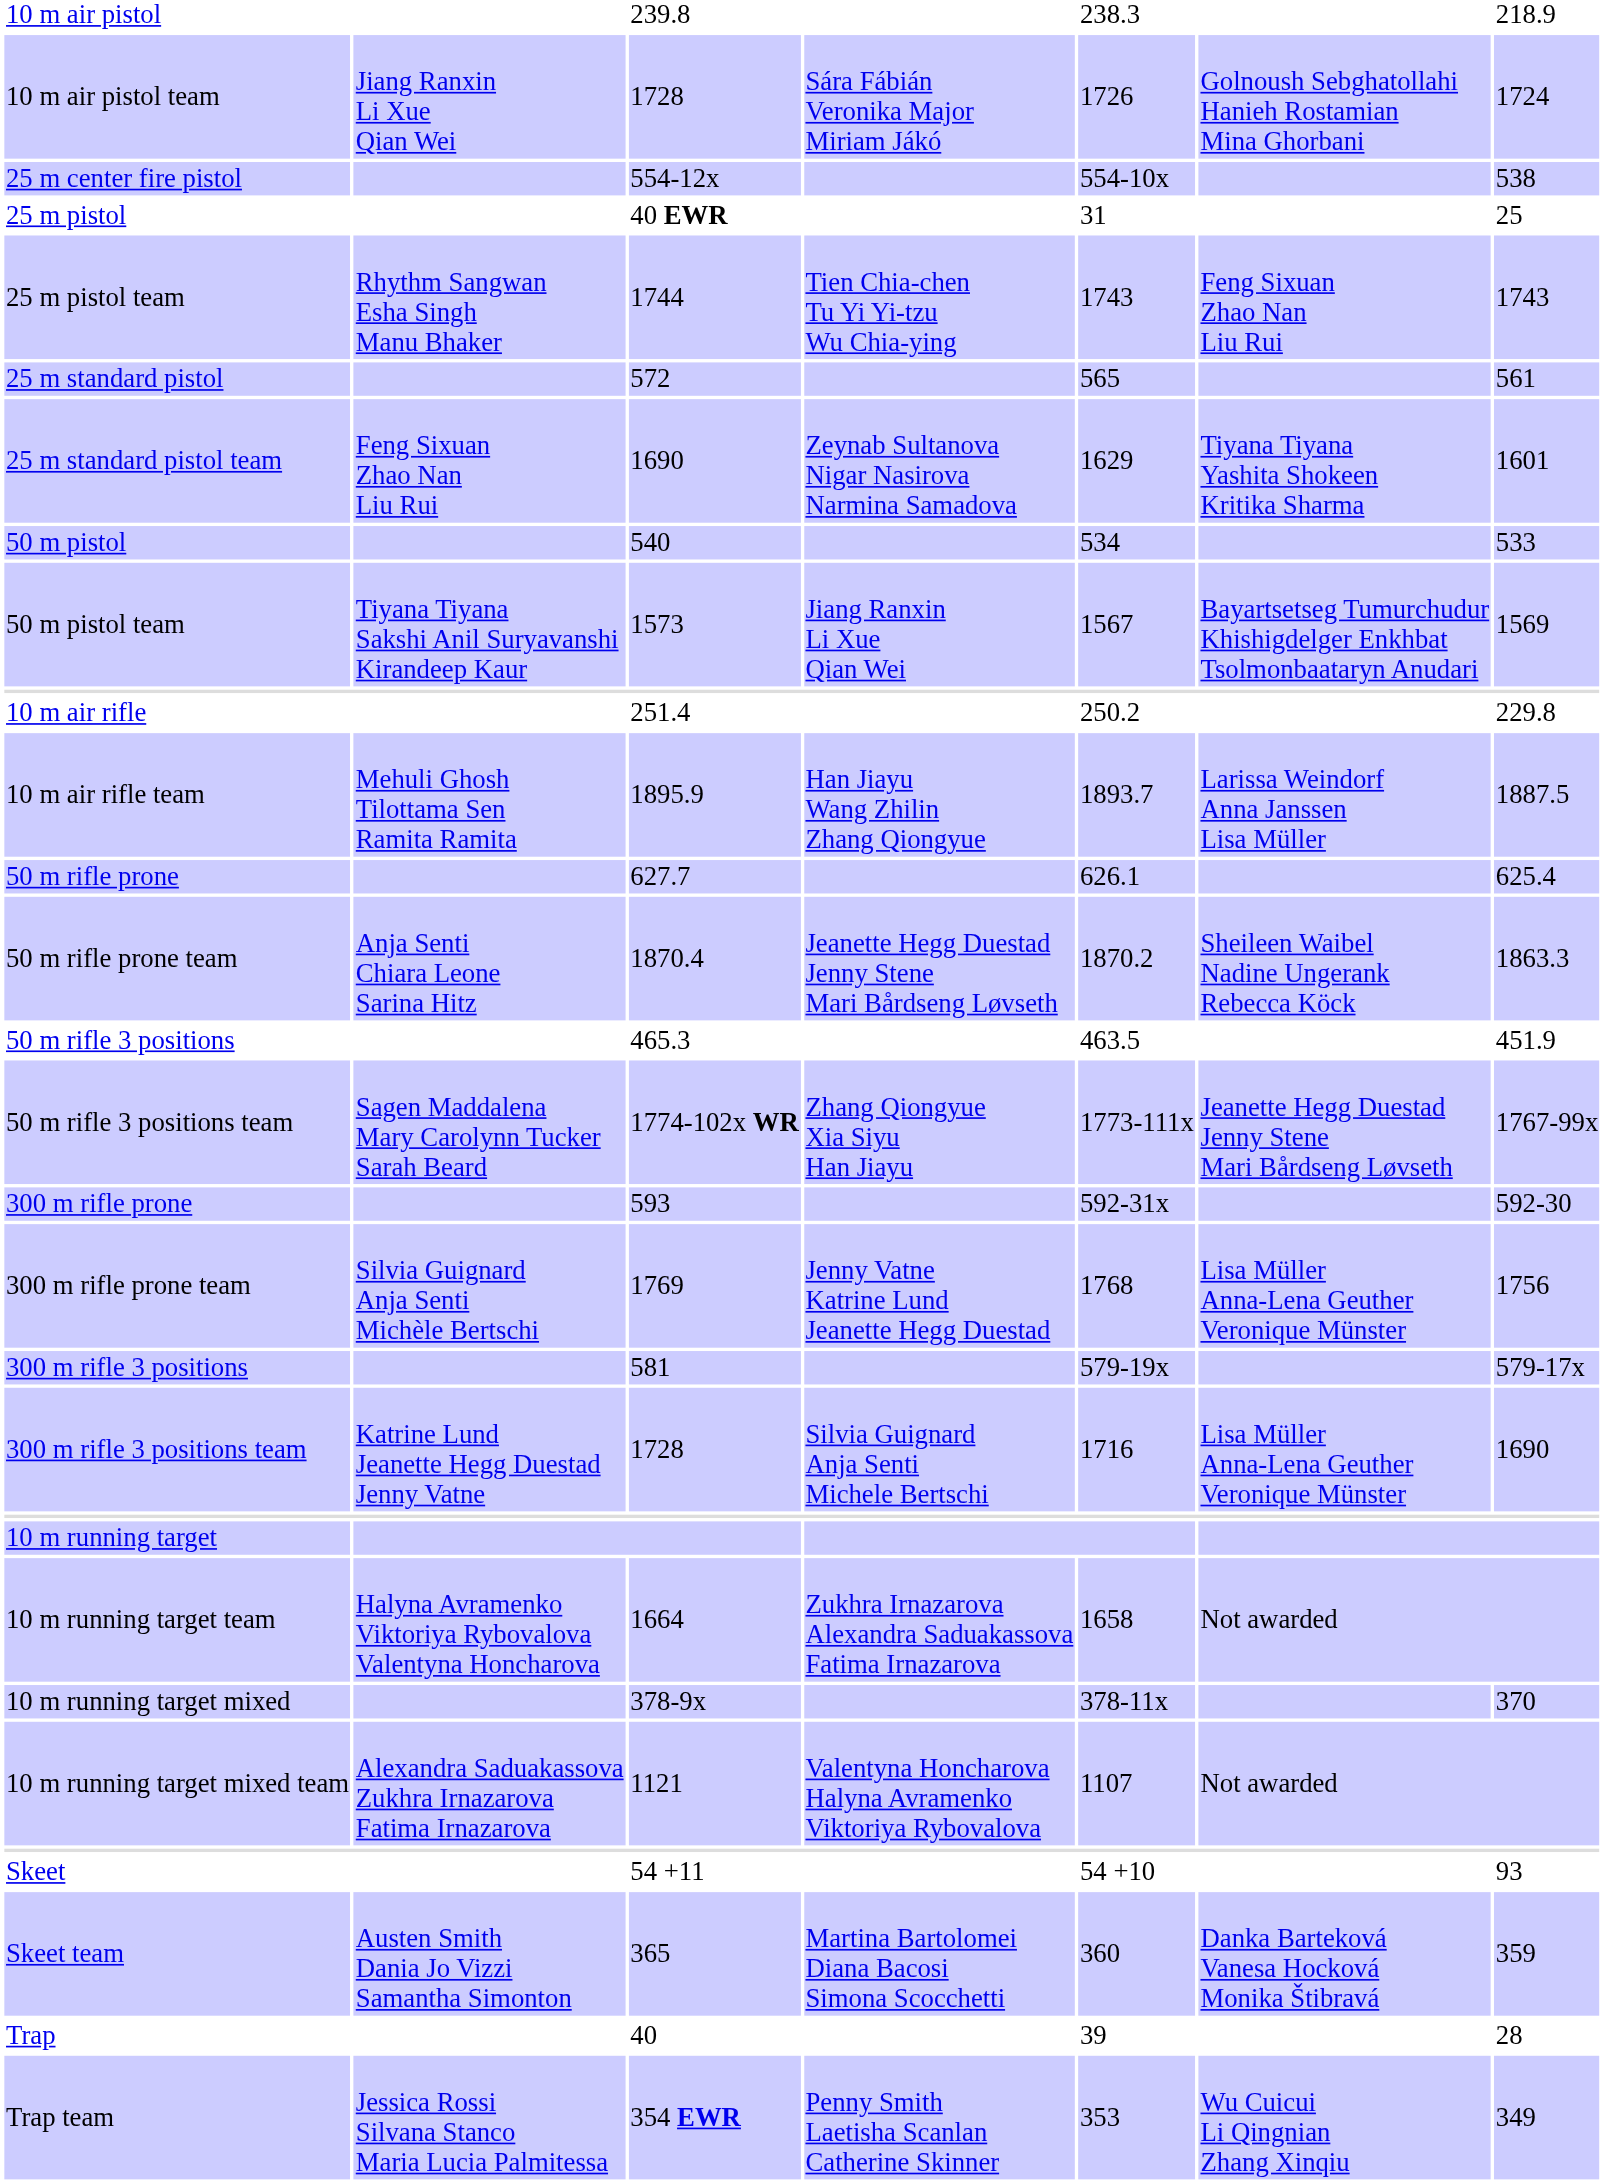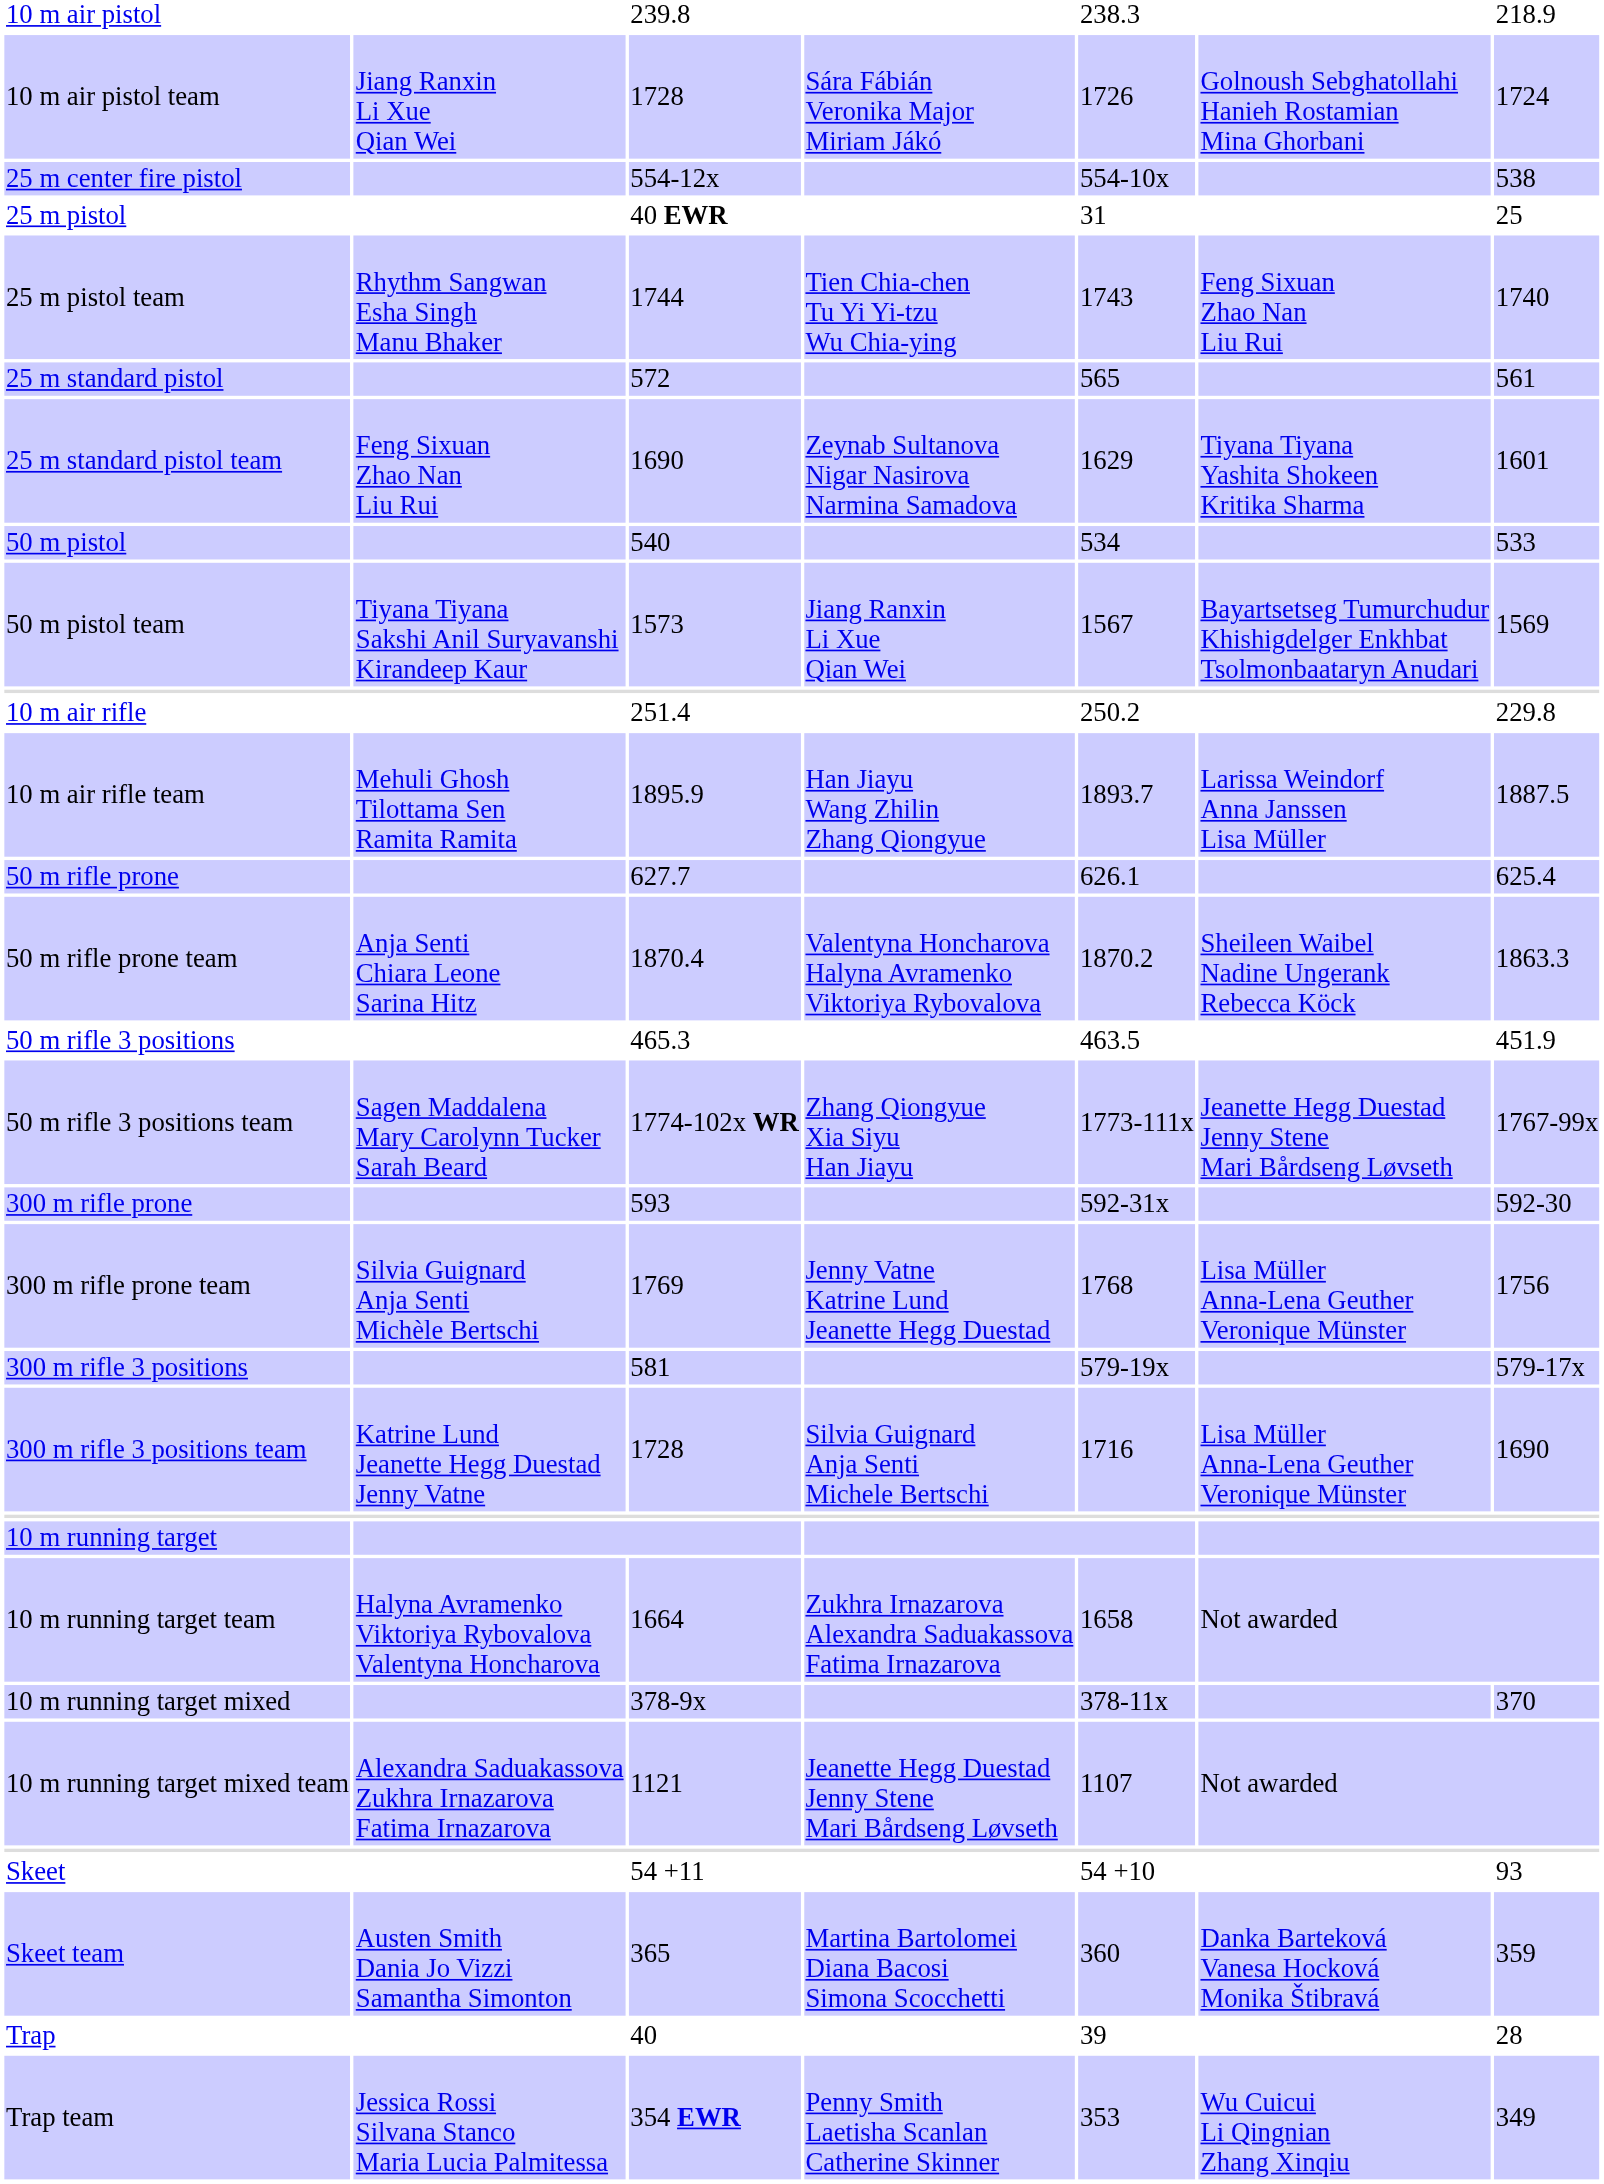(1523, 296) 1743 -> (1523, 296) 1740
(932, 973) Jeanette Hegg Duestad Jenny Stene Mari Bårdseng Løvseth -> (928, 973) Valentyna Honcharova Halyna Avramenko Viktoriya Rybovalova
(928, 1798) Valentyna Honcharova Halyna Avramenko Viktoriya Rybovalova -> (932, 1798) Jeanette Hegg Duestad Jenny Stene Mari Bårdseng Løvseth
